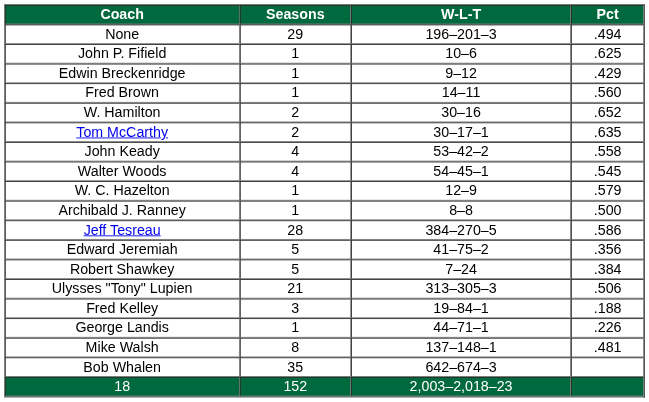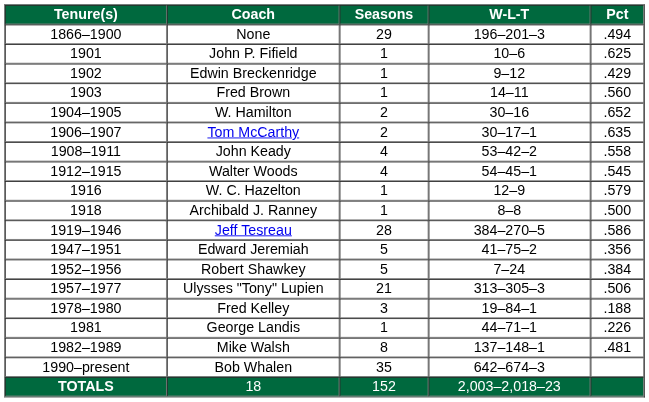+ column: (86, 14)
